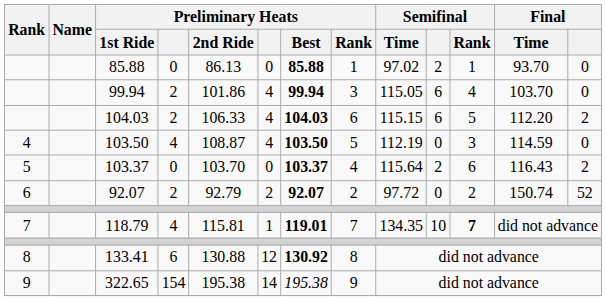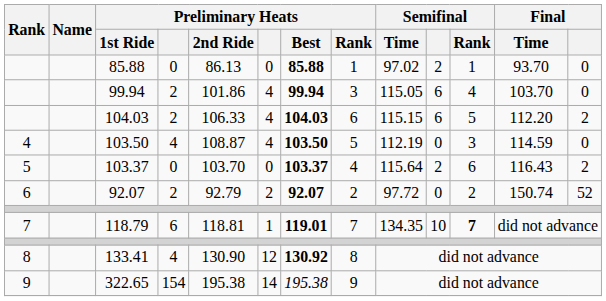(174, 225) 4 -> (174, 225) 6
(223, 225) 115.81 -> (223, 225) 118.81
(174, 257) 6 -> (174, 257) 4
(223, 257) 130.88 -> (223, 257) 130.90
